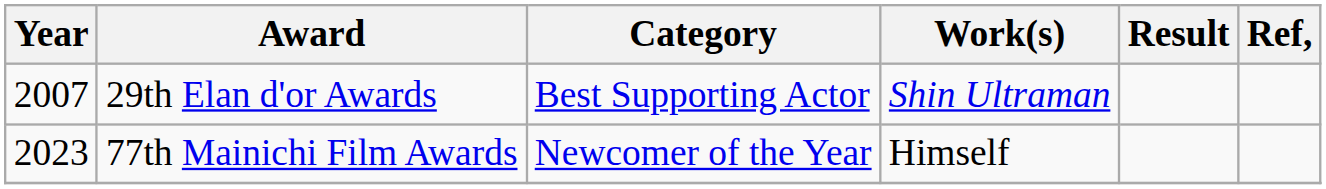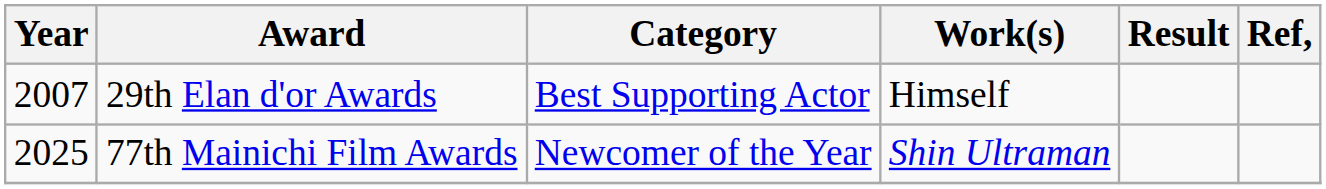(1000, 93) Shin Ultraman -> (949, 93) Himself
(51, 152) 2023 -> (51, 152) 2025
(949, 152) Himself -> (1000, 152) Shin Ultraman
